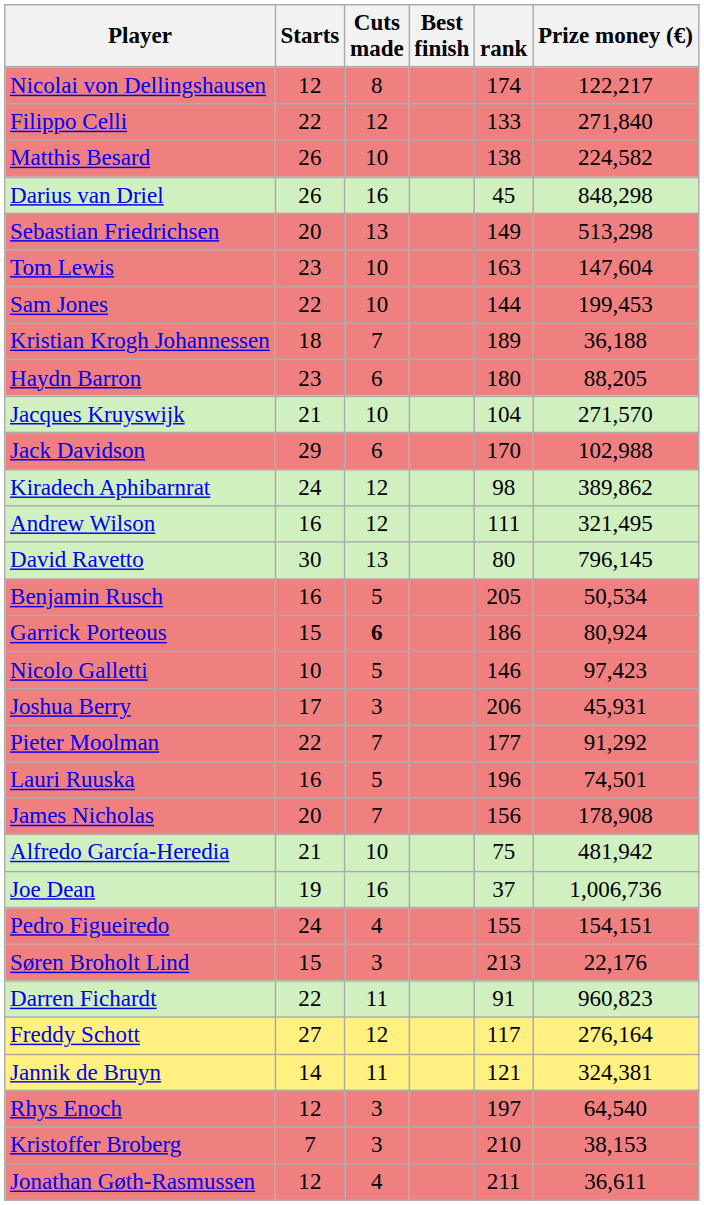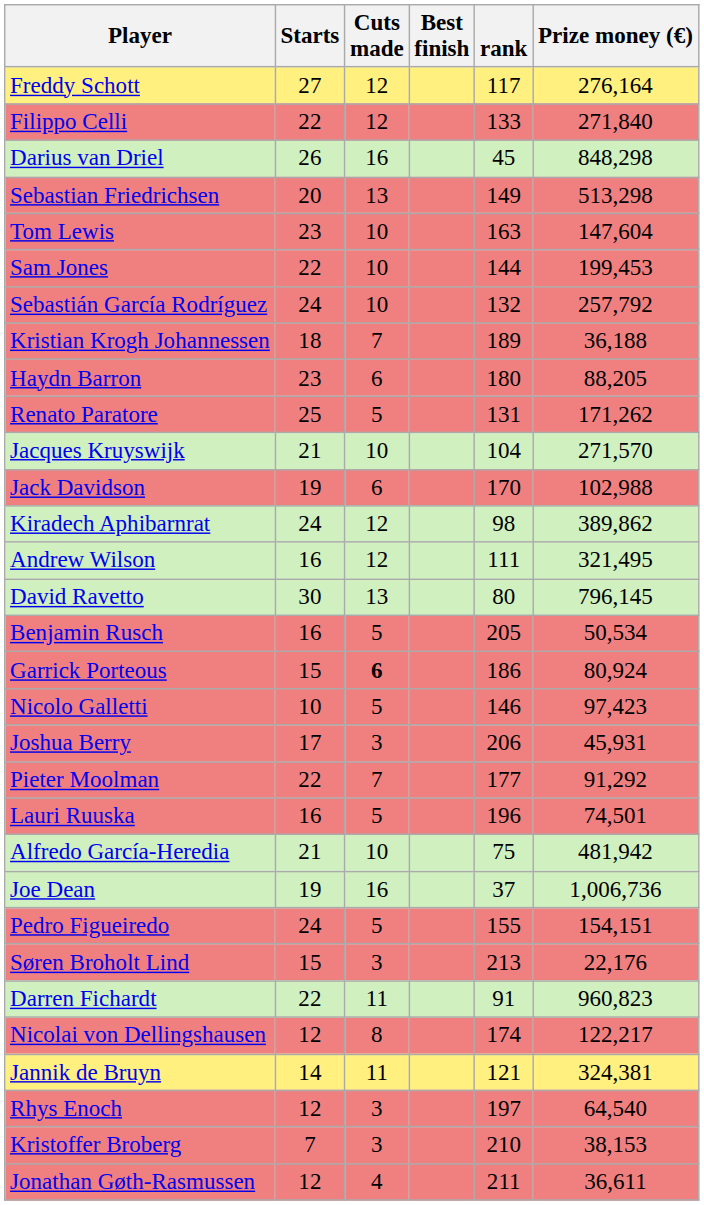rows swapped: (75, 1035) <-> (138, 85)
- row: (80, 158)
+ row: (139, 304)
+ row: (84, 414)
(310, 450) 29 -> (310, 487) 19
- row: (82, 816)
(377, 925) 4 -> (377, 925) 5
